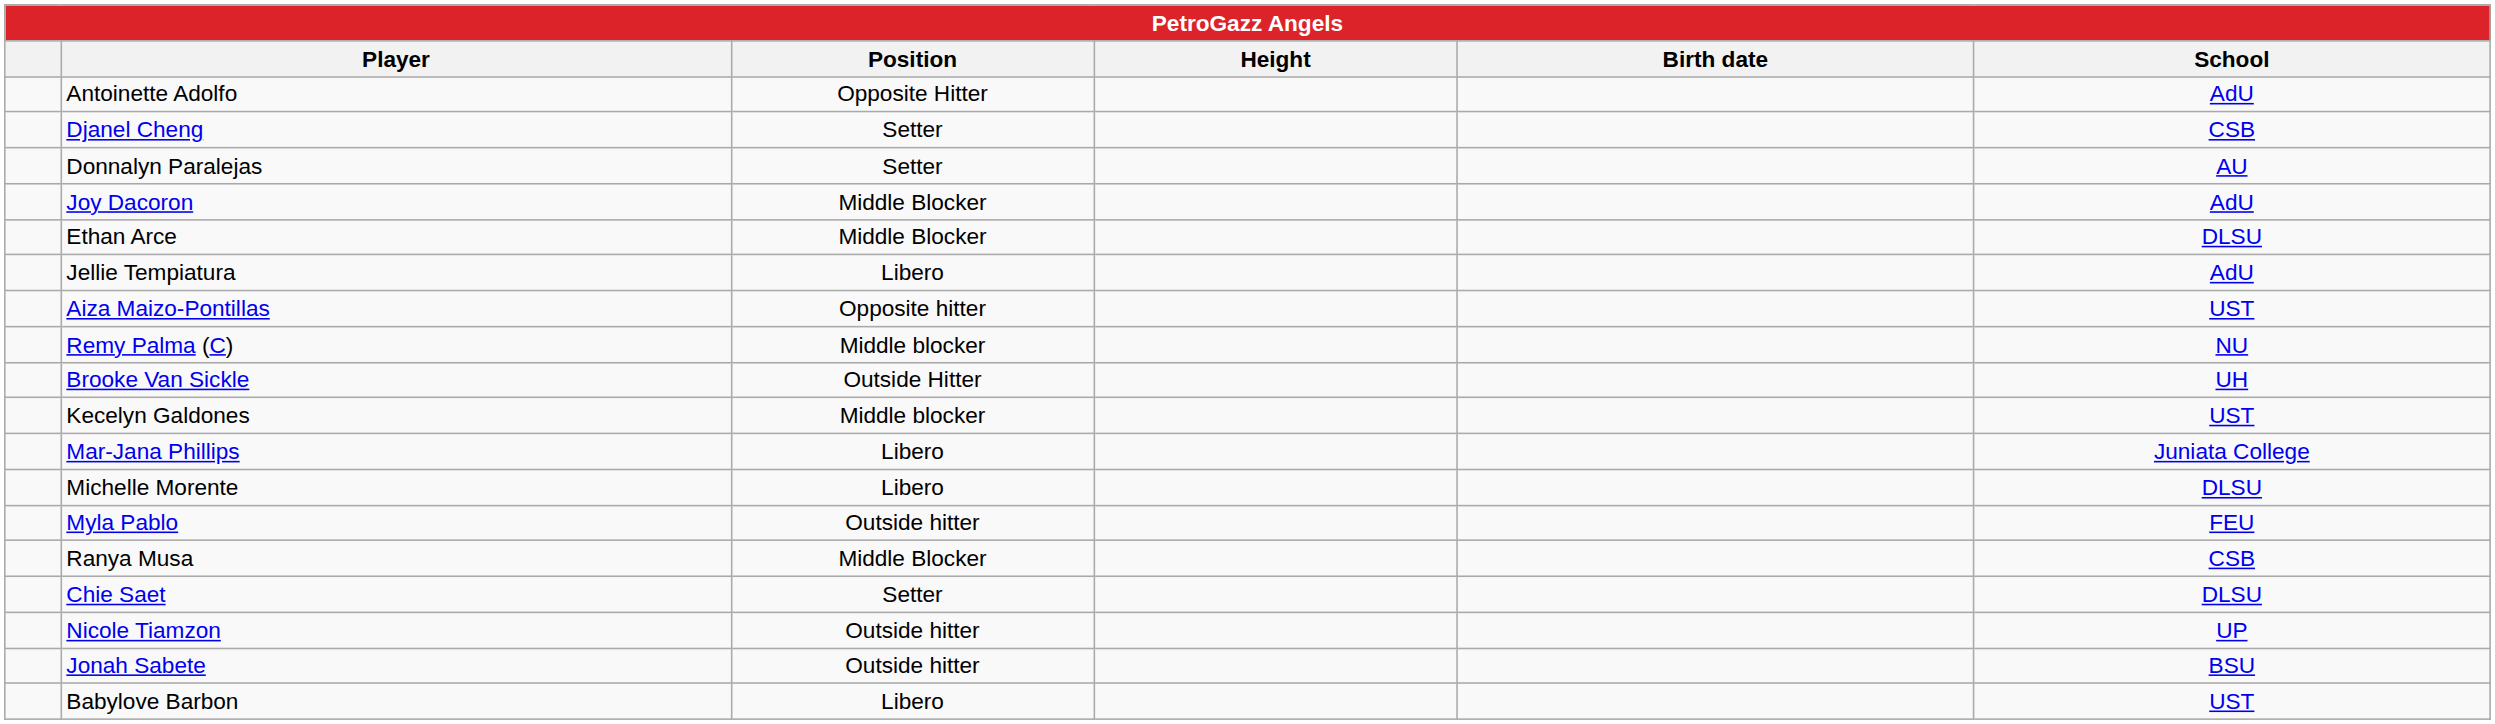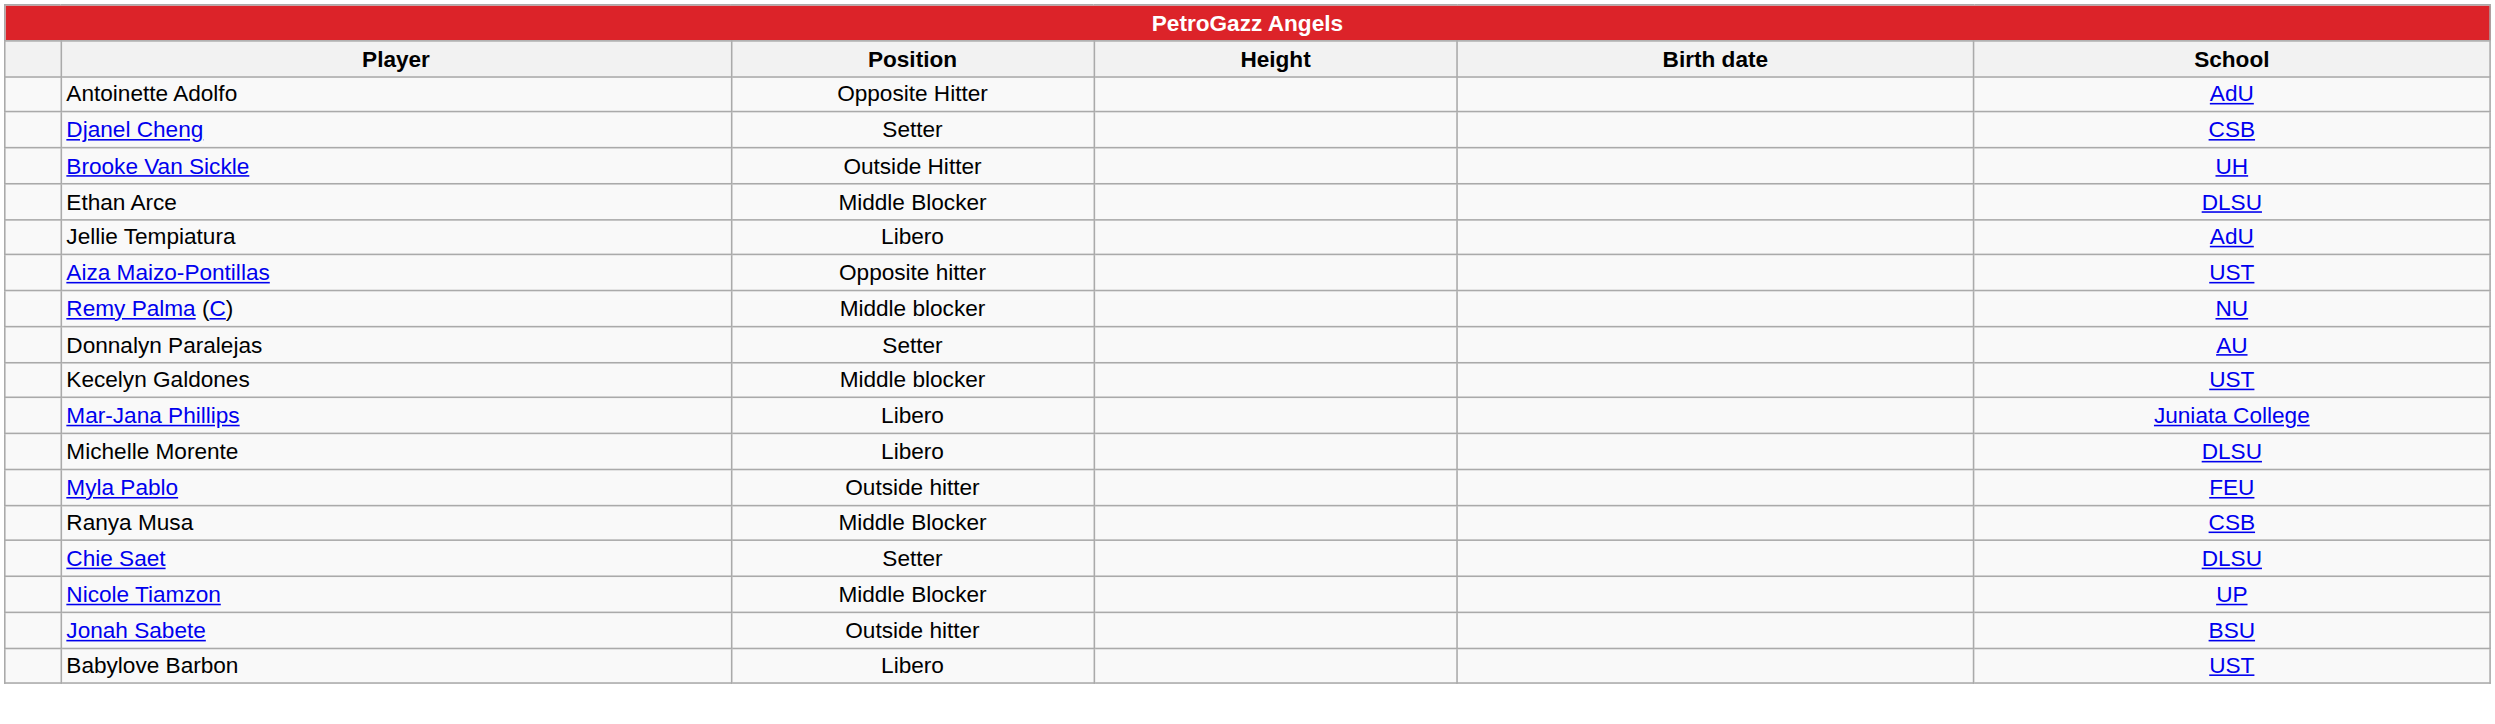rows swapped: (164, 166) <-> (158, 380)
- row: (130, 202)
(912, 630) Outside hitter -> (912, 595) Middle Blocker
